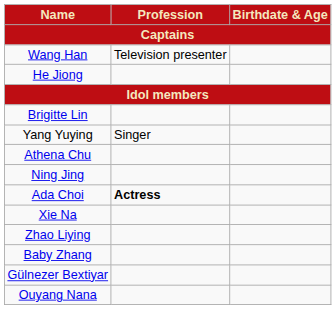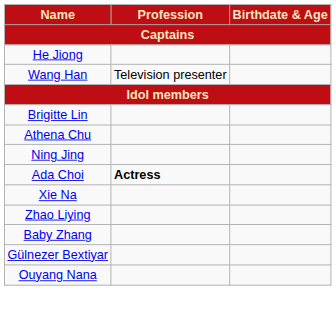rows swapped: (58, 55) <-> (58, 75)
- row: (58, 135)
